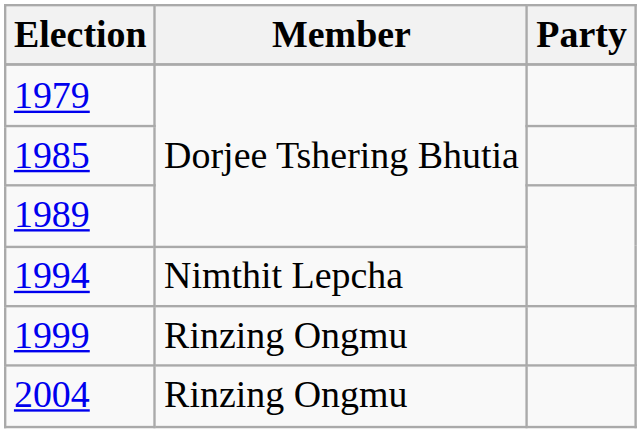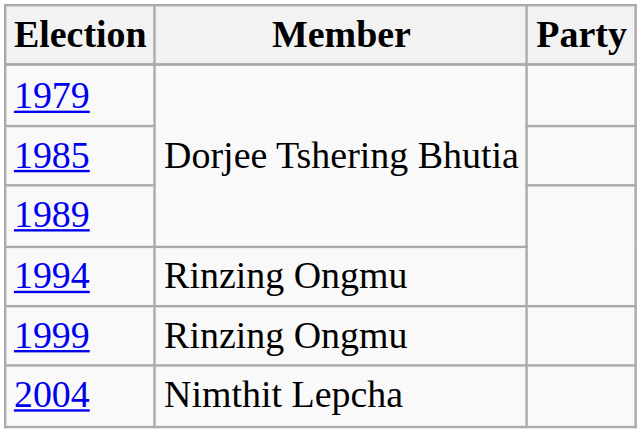(284, 275) Nimthit Lepcha -> (286, 275) Rinzing Ongmu
(286, 395) Rinzing Ongmu -> (284, 395) Nimthit Lepcha
